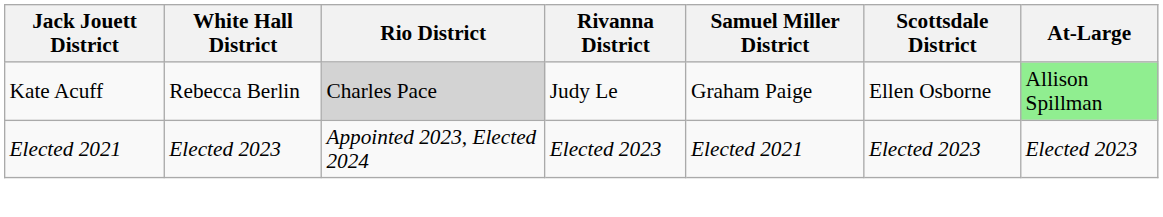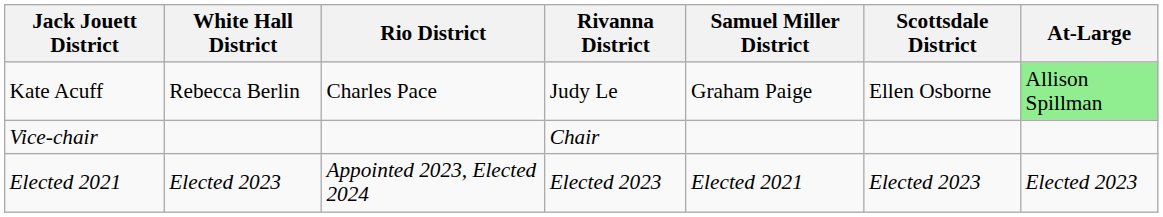(382, 91) lightgrey background -> (382, 91) no background
+ row: (54, 136)
